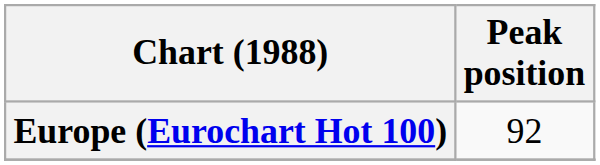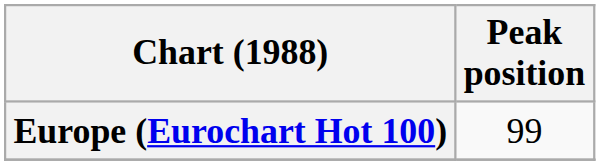(524, 130) 92 -> (524, 130) 99
